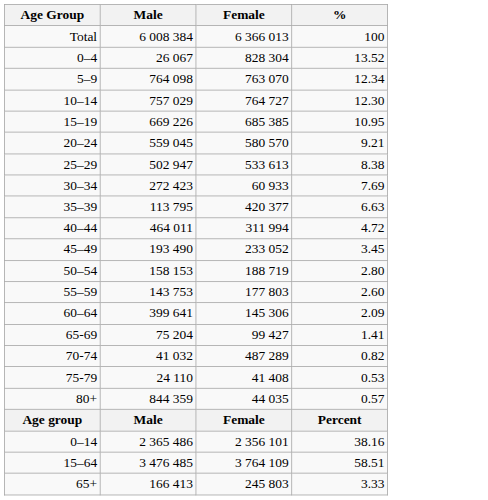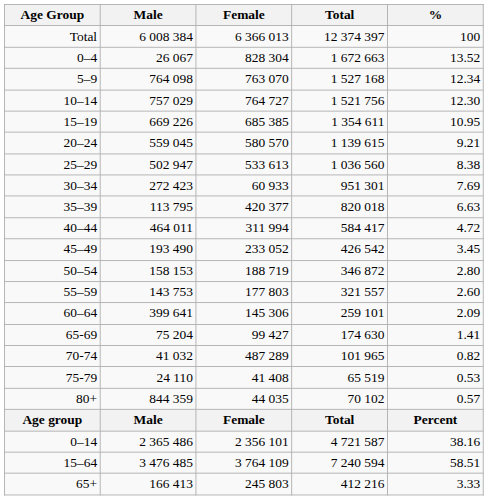+ column: (340, 15)
